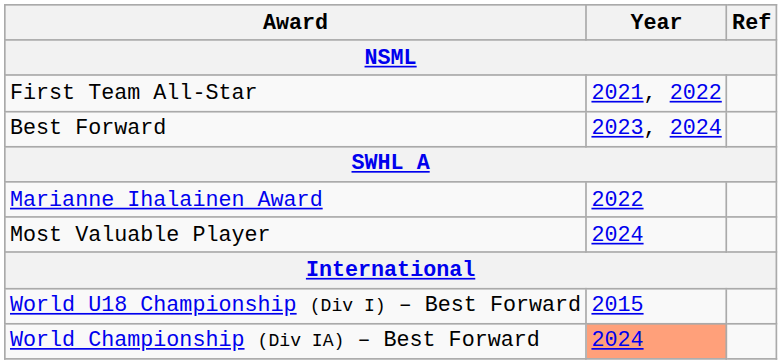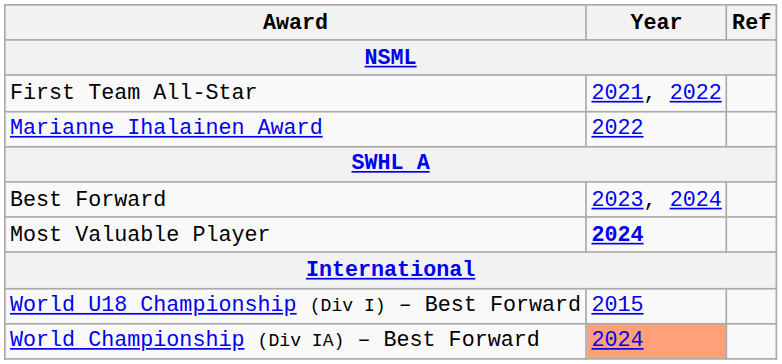rows swapped: (166, 199) <-> (88, 129)
(618, 235) normal -> (618, 235) bold
